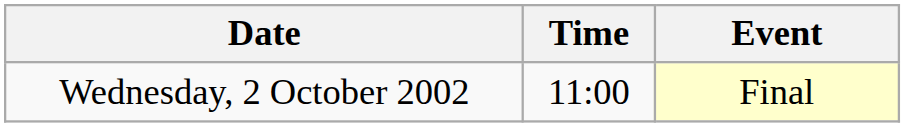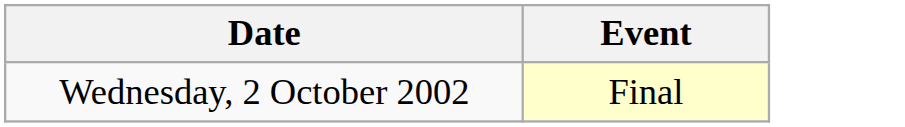- column: (589, 33)
